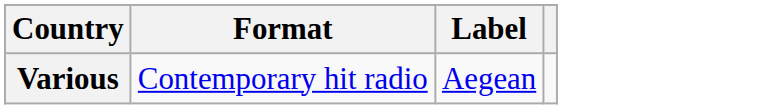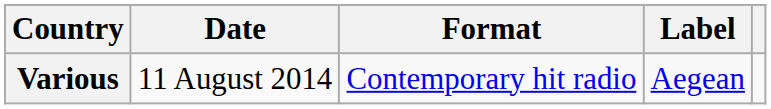+ column: (235, 28)
